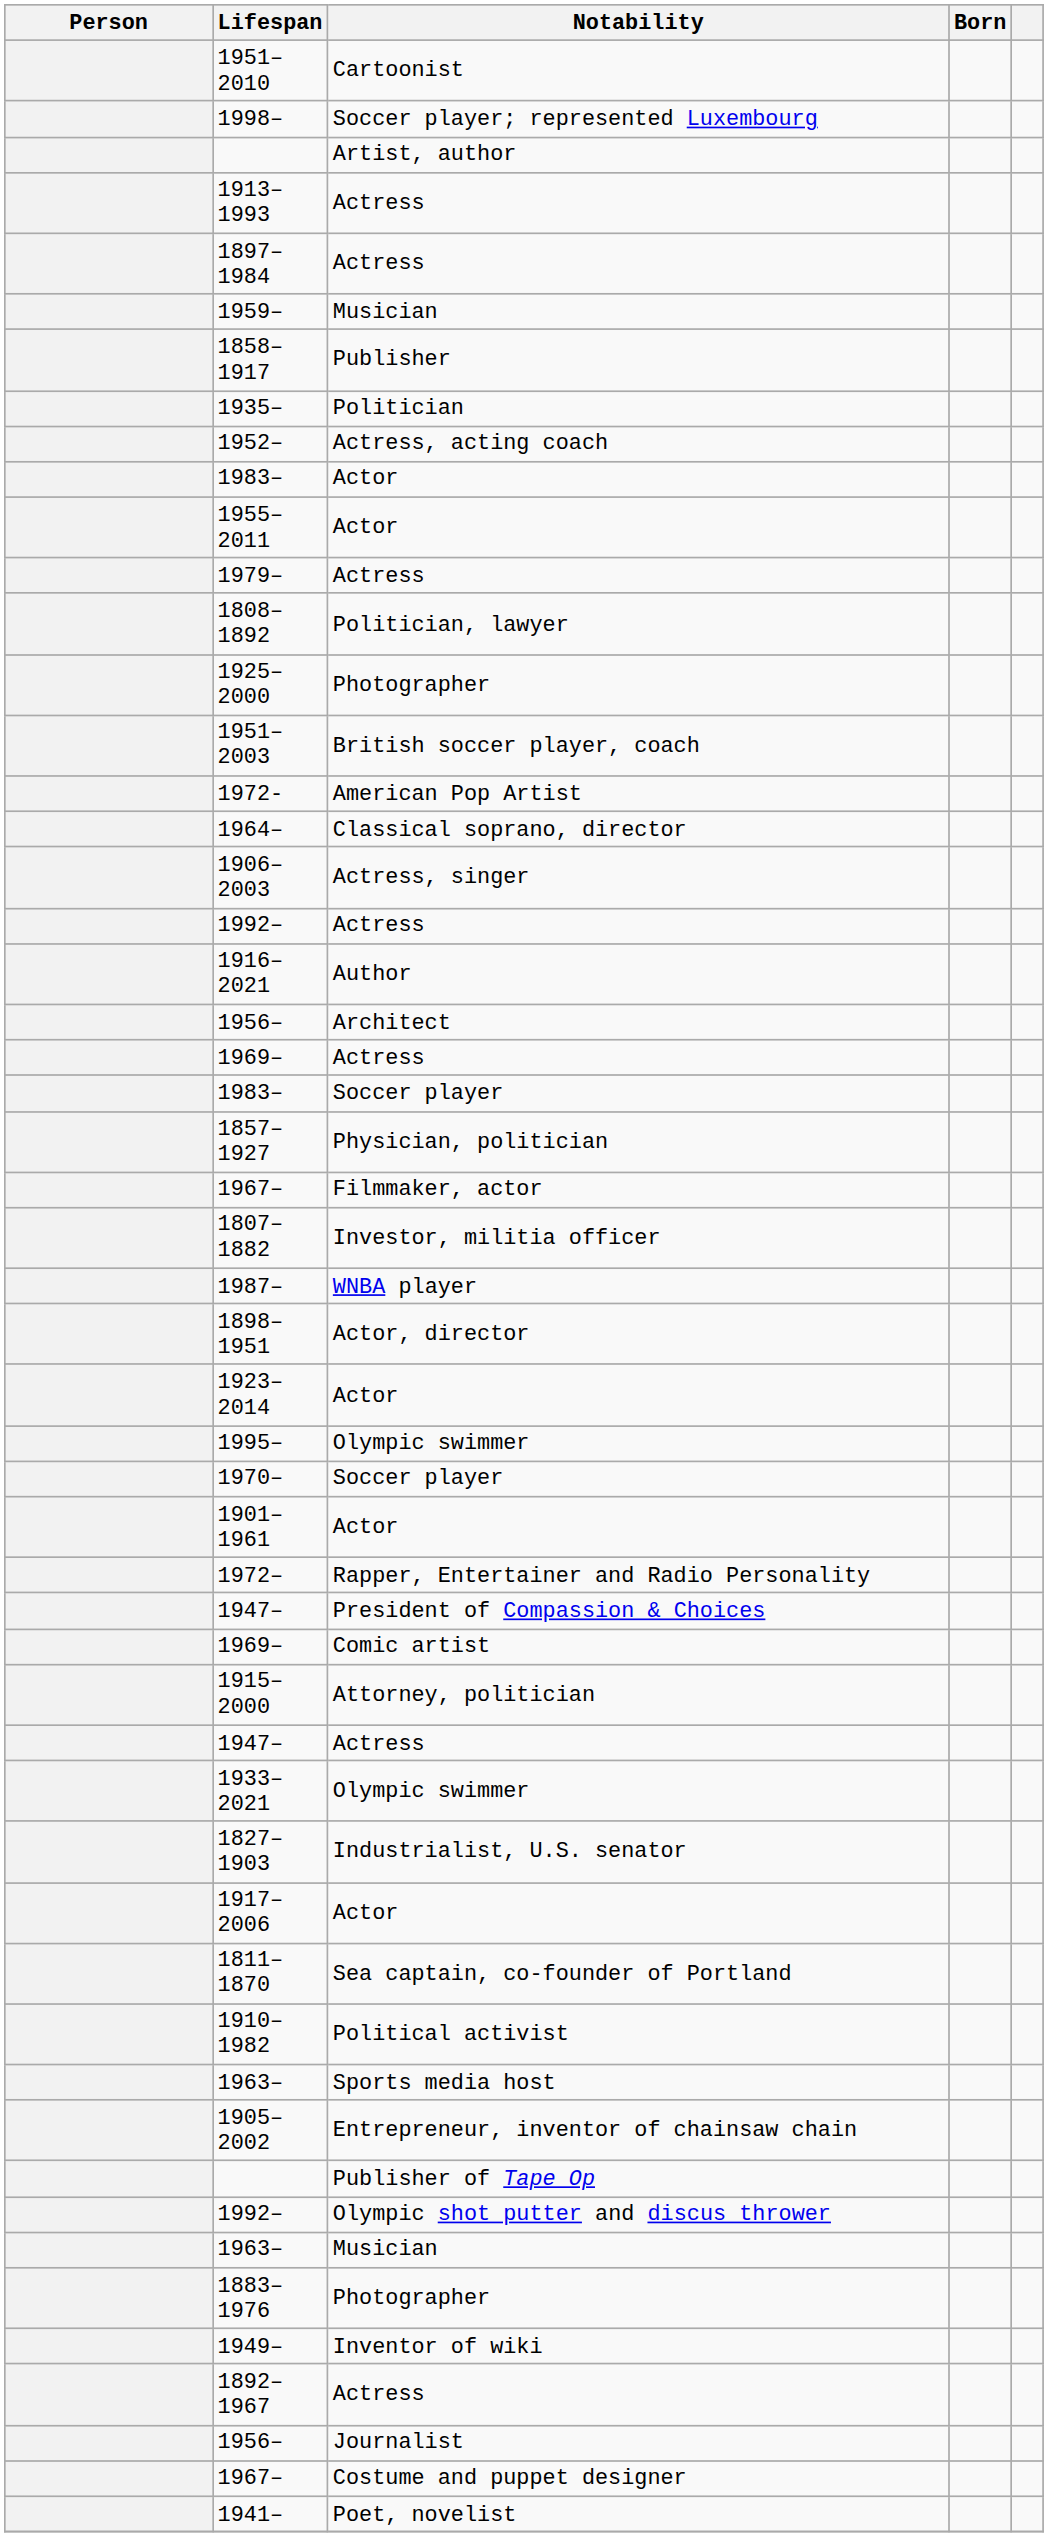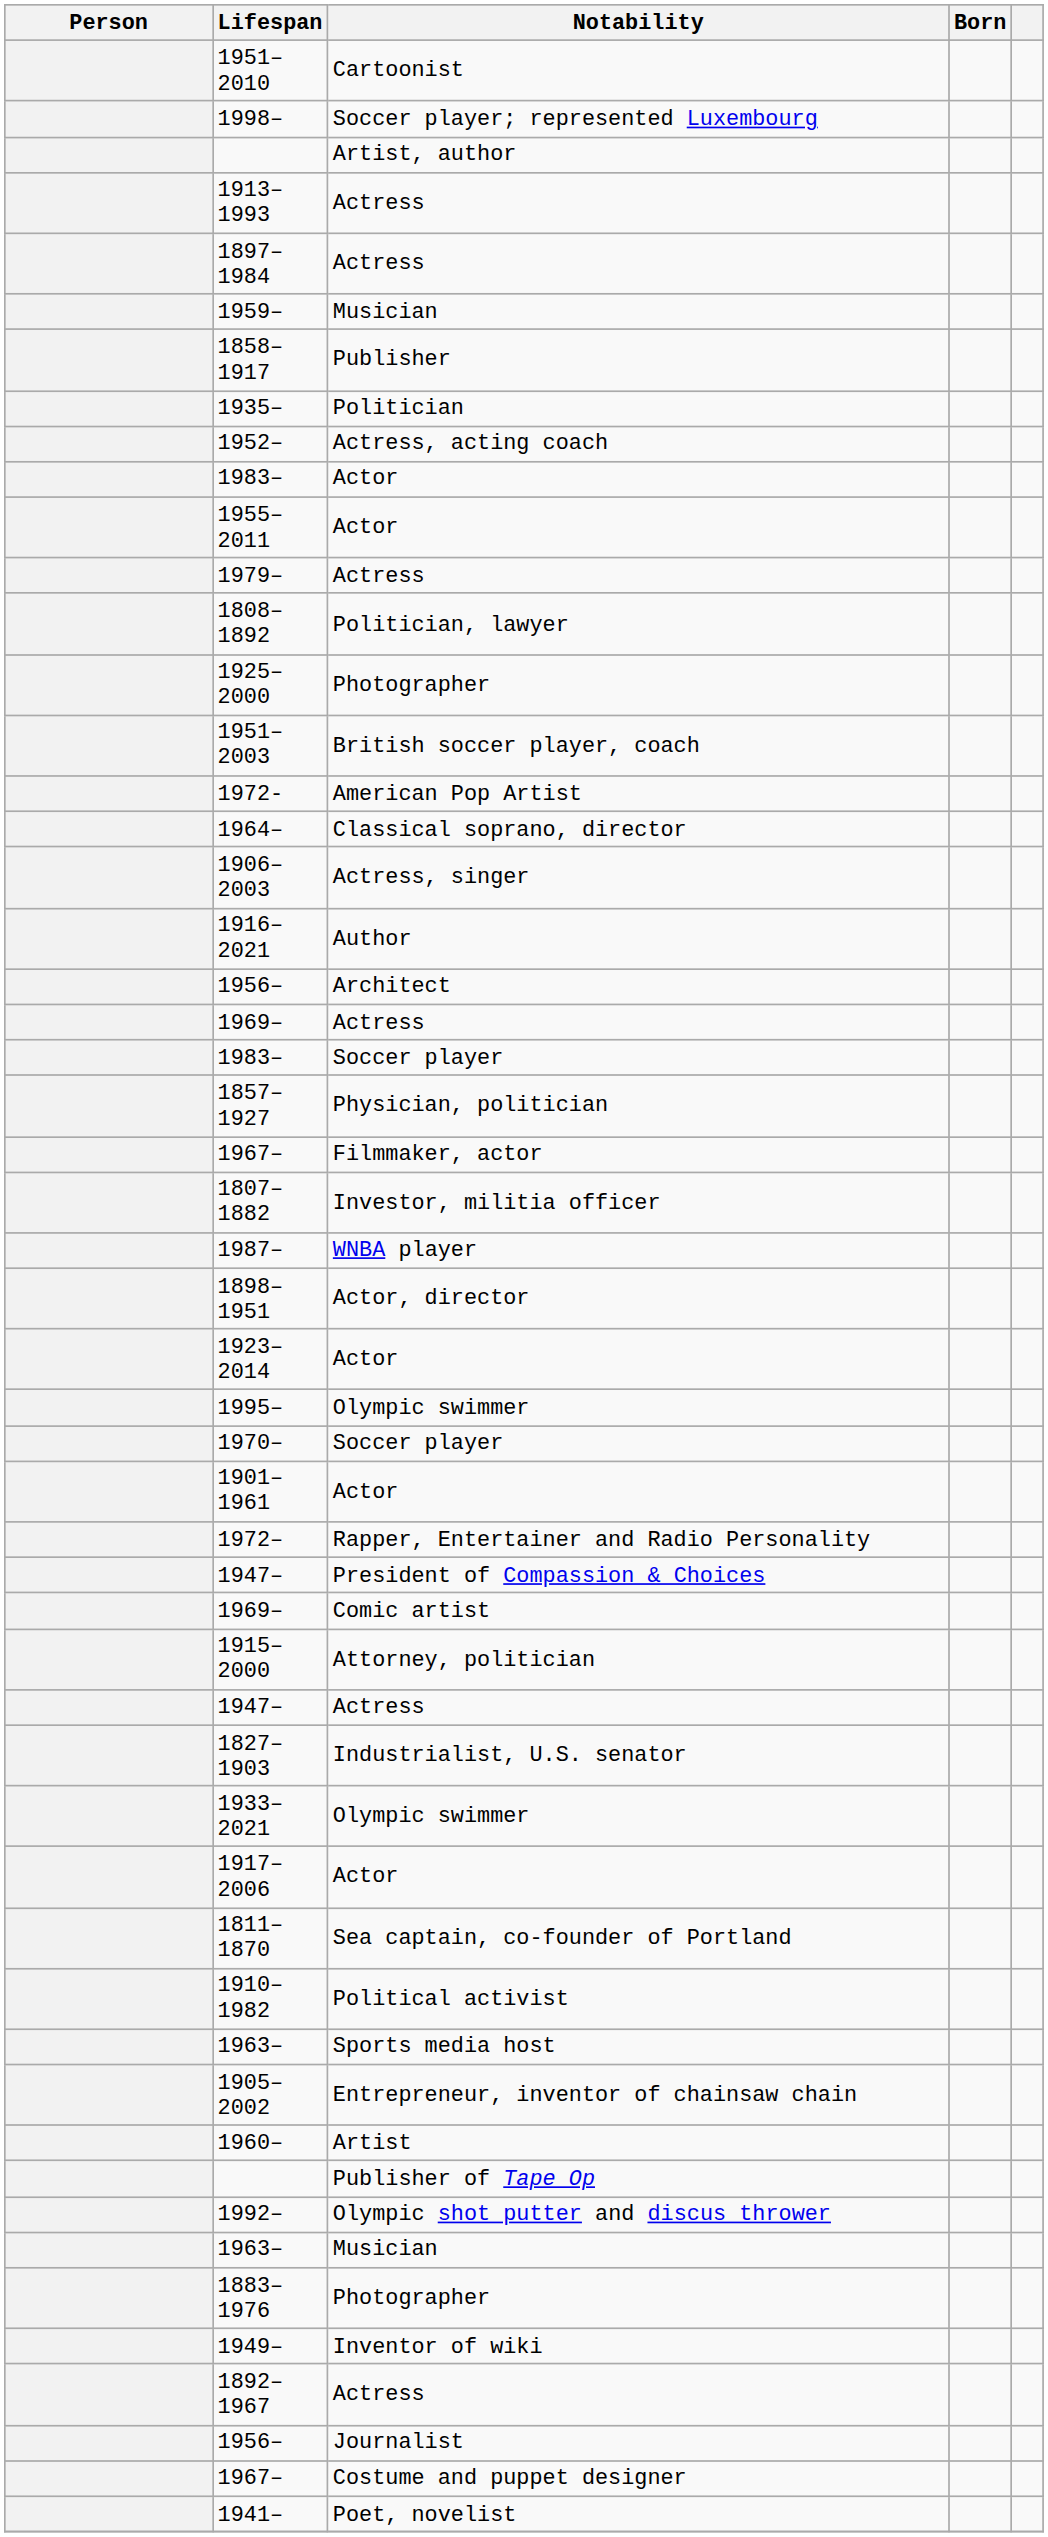- row: (250, 926)
rows swapped: (250, 1852) <-> (250, 1791)
+ row: (250, 2143)
